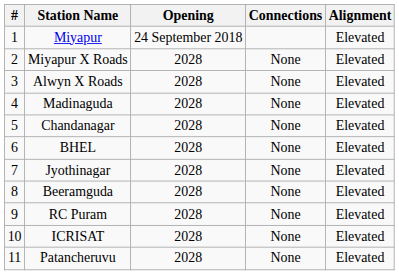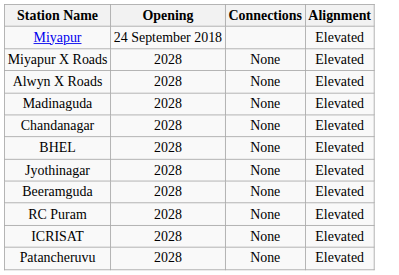- column: (15, 15)
